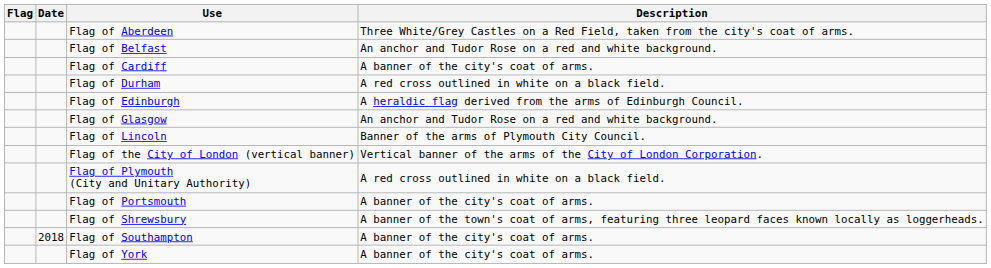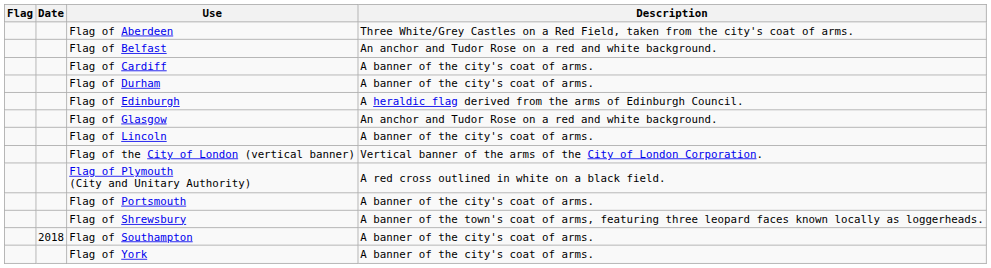(513, 84) A red cross outlined in white on a black field. -> (477, 84) A banner of the city's coat of arms.
(503, 136) Banner of the arms of Plymouth City Council. -> (477, 136) A banner of the city's coat of arms.
